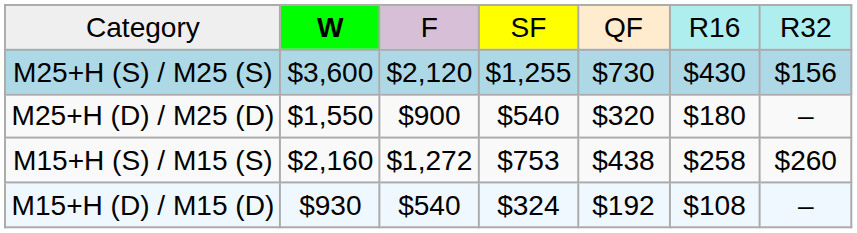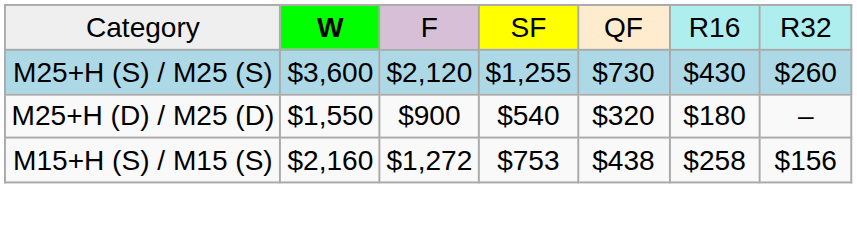(806, 72) $156 -> (806, 72) $260
(806, 161) $260 -> (806, 161) $156
- row: (143, 205)
